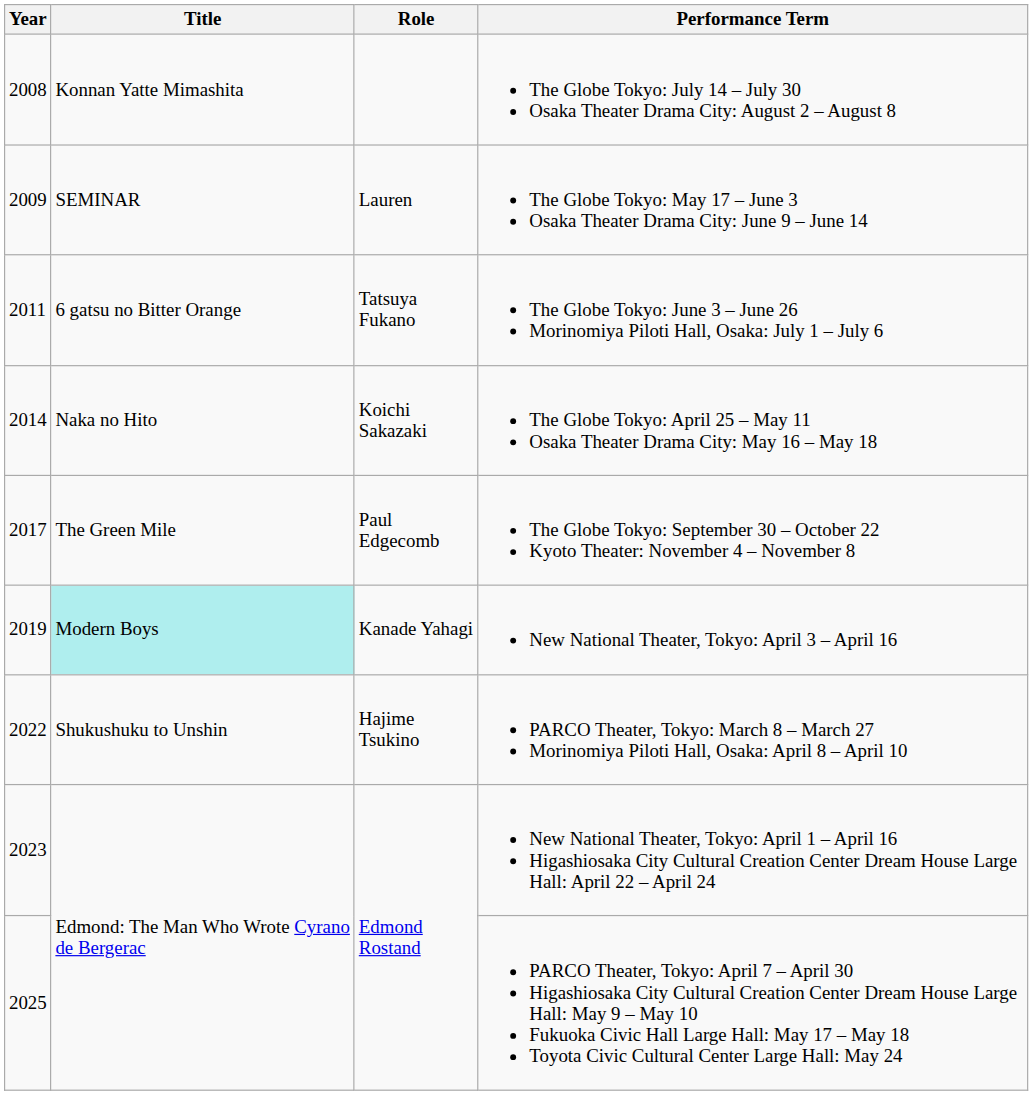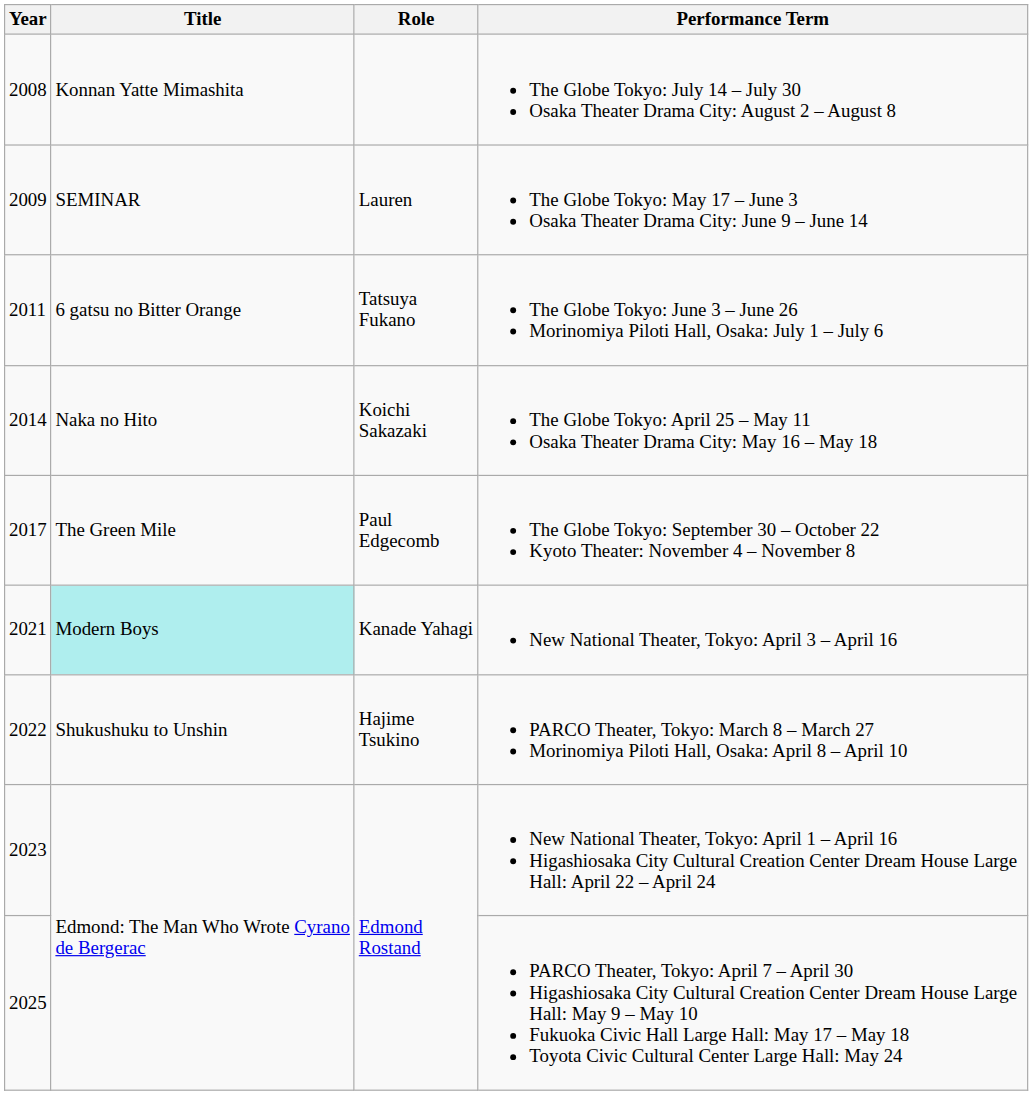(28, 629) 2019 -> (28, 629) 2021
